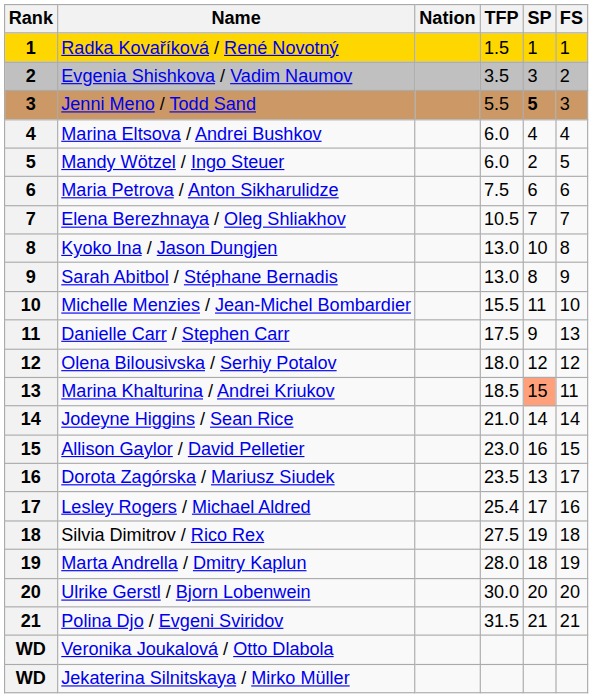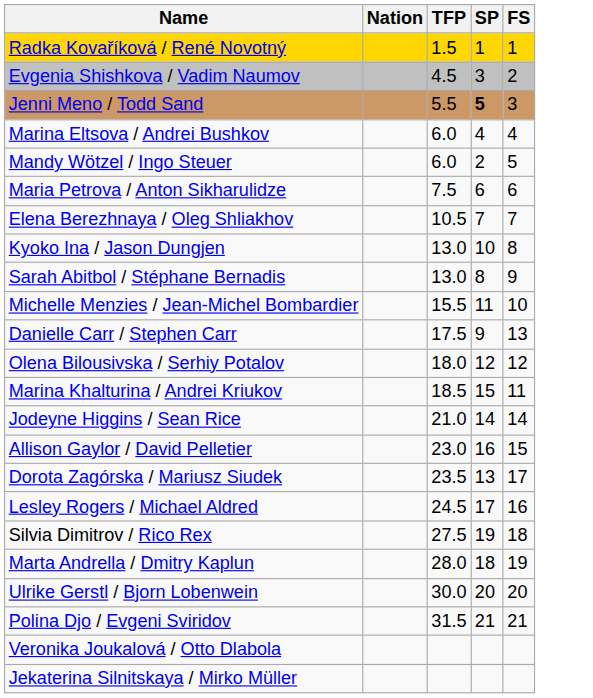- column: (31, 18)
(496, 76) 3.5 -> (444, 76) 4.5
(537, 391) lightsalmon background -> (485, 391) no background
(501, 506) 25.4 -> (449, 506) 24.5
